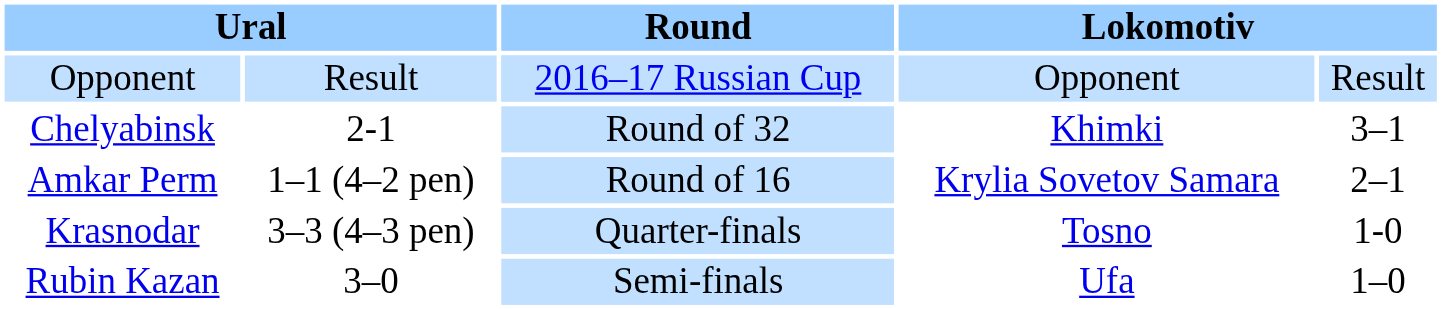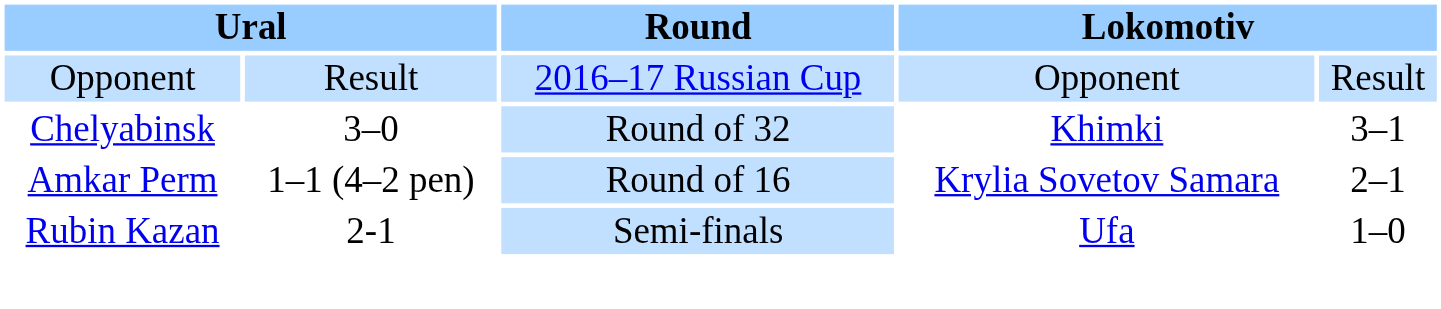(371, 128) 2-1 -> (371, 128) 3–0
- row: (123, 230)
(371, 281) 3–0 -> (371, 230) 2-1
